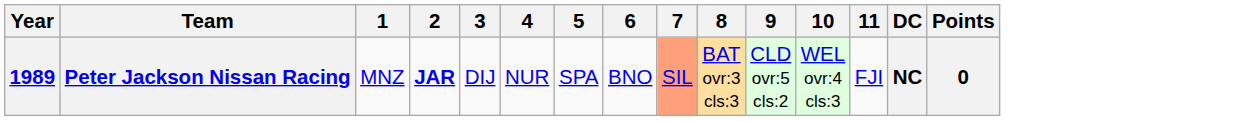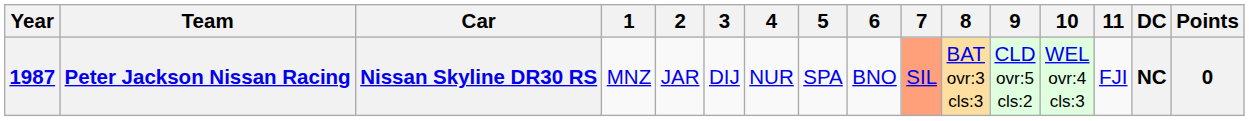+ column: (479, 21)
(32, 77) 1989 -> (32, 77) 1987
(435, 77) bold -> (680, 77) normal
